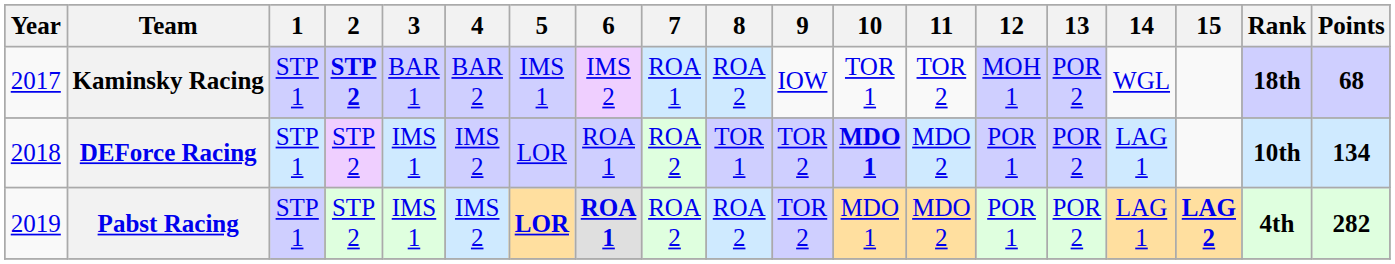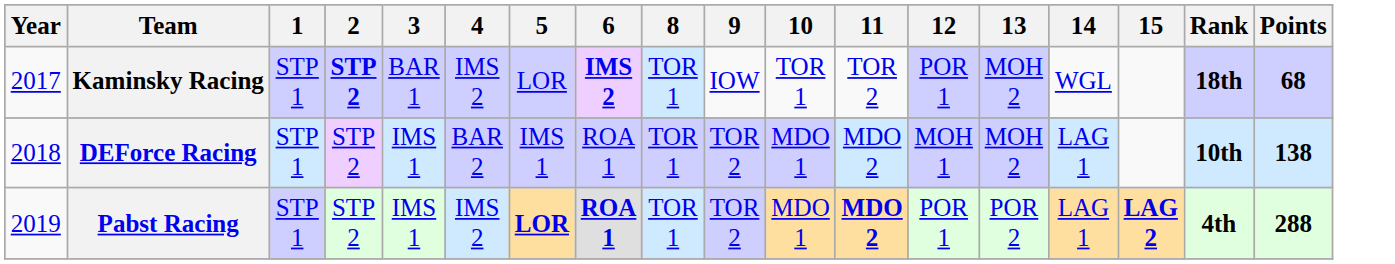- column: (675, 25)
(477, 81) BAR 2 -> (477, 81) IMS 2
(542, 81) IMS 1 -> (542, 81) LOR
(609, 81) normal -> (609, 81) bold
(739, 81) ROA 2 -> (673, 81) TOR 1
(1012, 81) MOH 1 -> (944, 81) POR 1
(1077, 81) POR 2 -> (1014, 81) MOH 2
(477, 152) IMS 2 -> (477, 152) BAR 2
(542, 152) LOR -> (542, 152) IMS 1
(870, 152) bold -> (801, 152) normal
(1012, 152) POR 1 -> (944, 152) MOH 1
(1077, 152) POR 2 -> (1014, 152) MOH 2
(1351, 152) 134 -> (1293, 152) 138
(739, 223) ROA 2 -> (673, 223) TOR 1
(941, 223) normal -> (872, 223) bold
(1351, 223) 282 -> (1293, 223) 288
